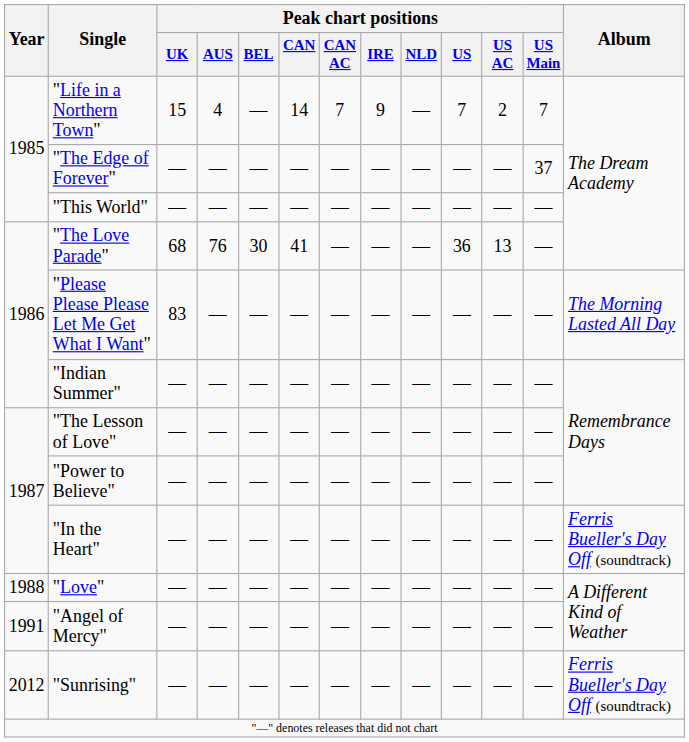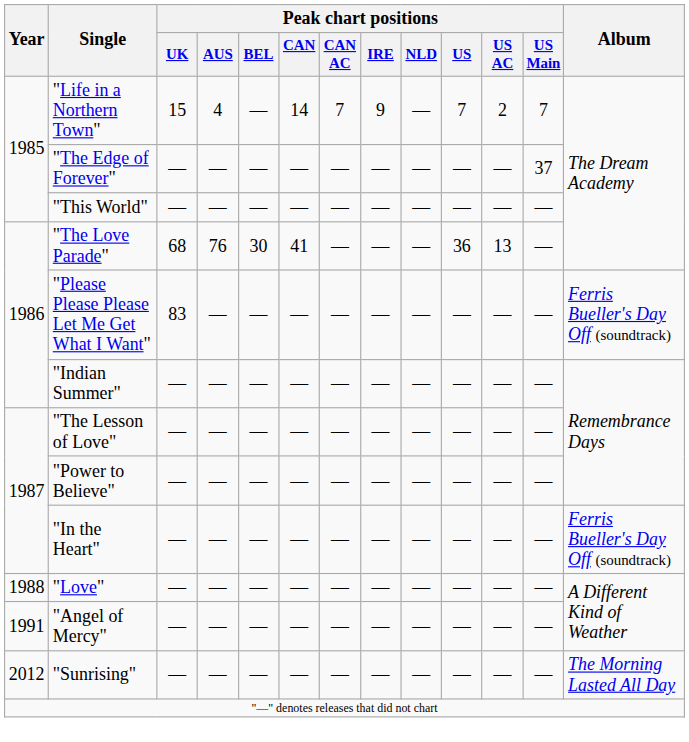(622, 314) The Morning Lasted All Day -> (619, 314) Ferris Bueller's Day Off (soundtrack)
(619, 684) Ferris Bueller's Day Off (soundtrack) -> (622, 674) The Morning Lasted All Day
